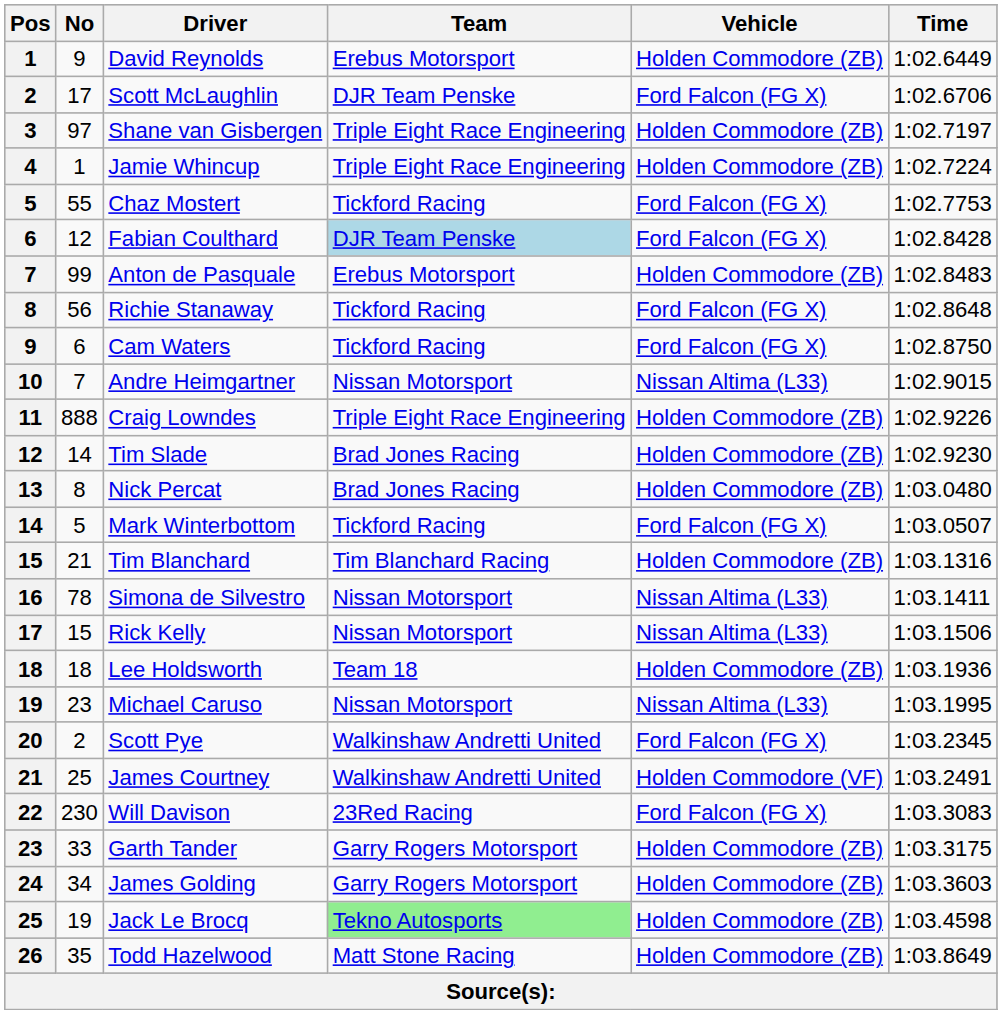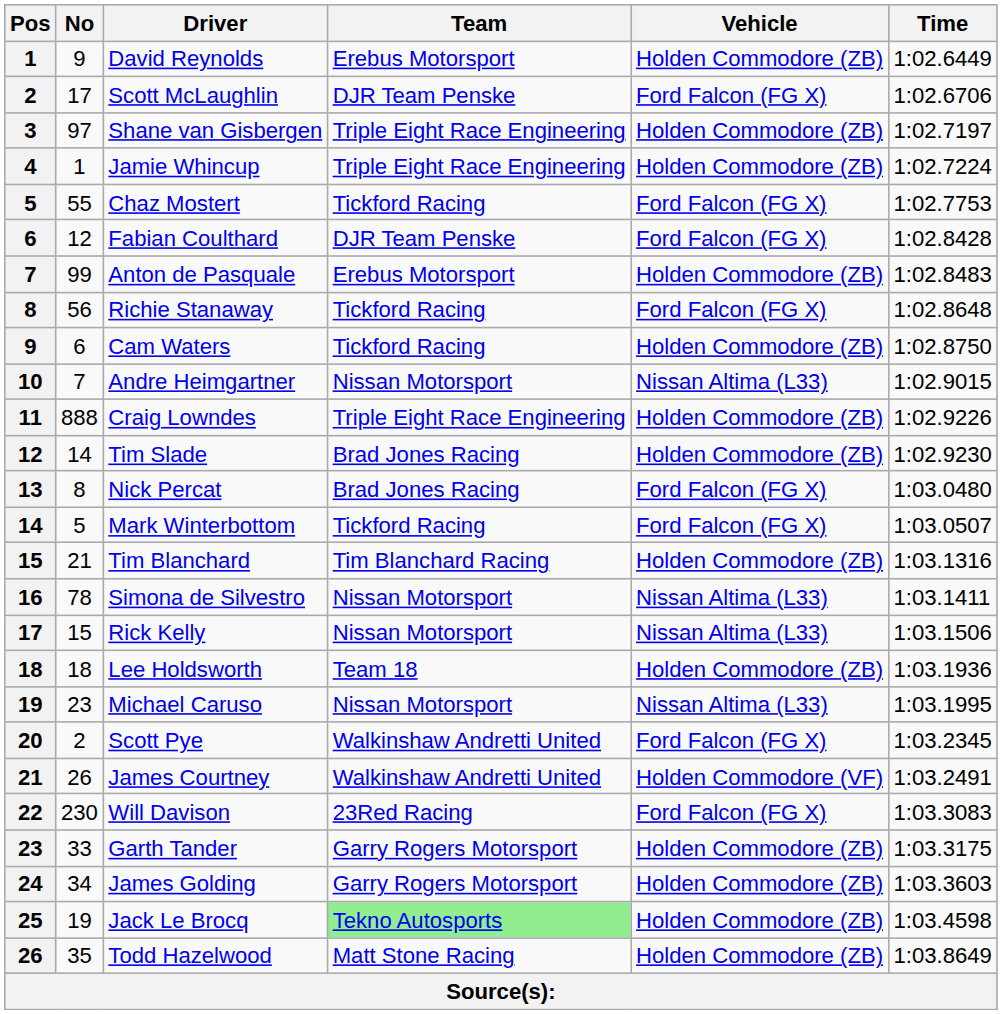(424, 238) lightblue background -> (424, 238) no background
(731, 346) Ford Falcon (FG X) -> (760, 346) Holden Commodore (ZB)
(760, 489) Holden Commodore (ZB) -> (731, 489) Ford Falcon (FG X)
(79, 776) 25 -> (79, 776) 26
